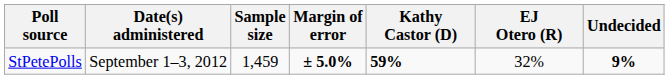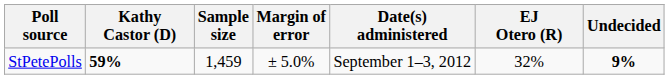columns swapped: (158, 26) <-> (421, 26)
(328, 61) bold -> (291, 61) normal
